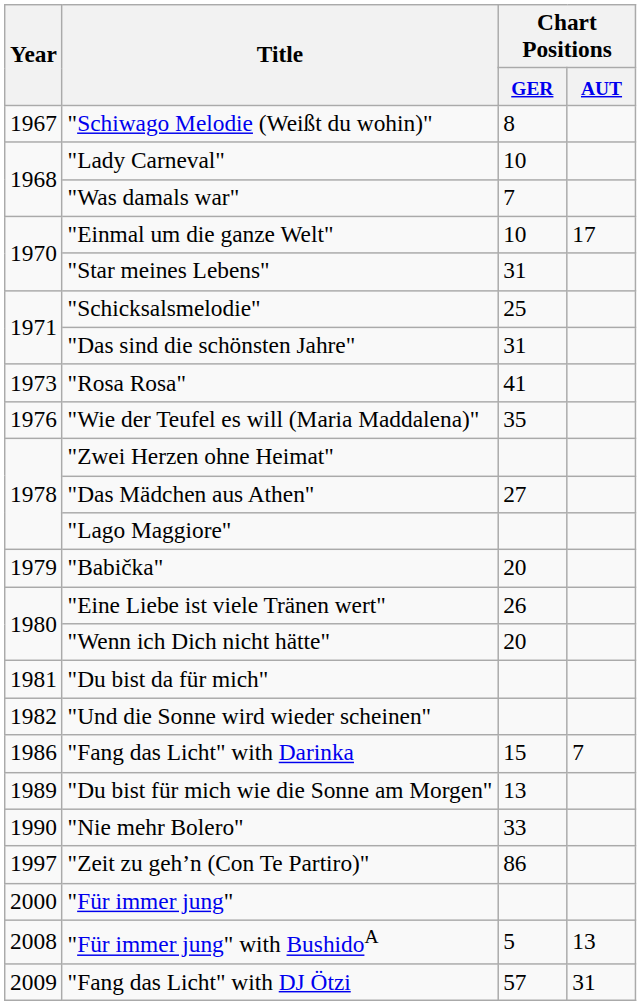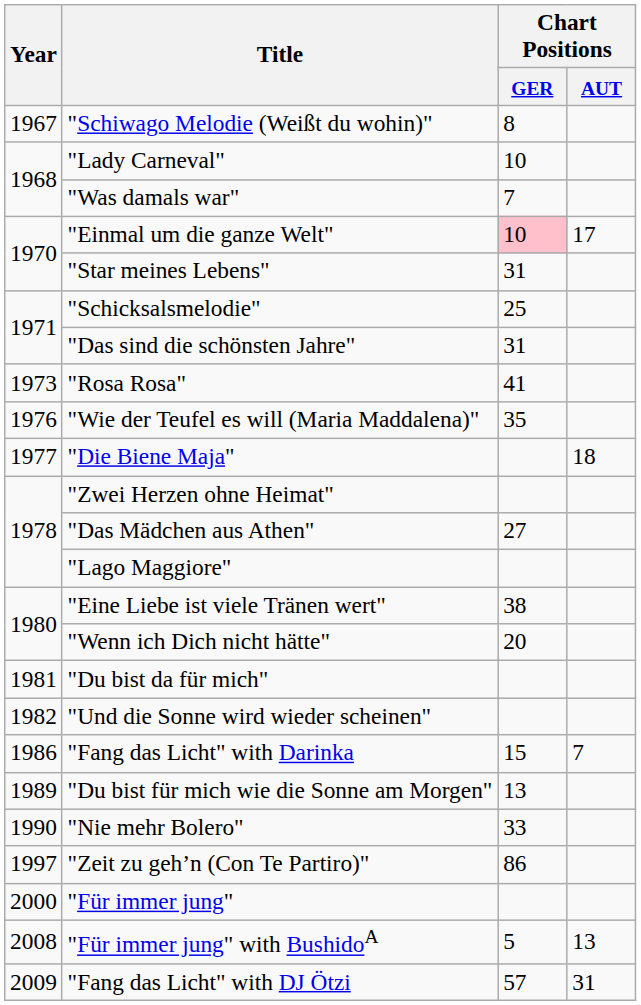(515, 234) no background -> (515, 234) pink background
+ row: (151, 456)
- row: (115, 567)
(515, 605) 26 -> (515, 605) 38
